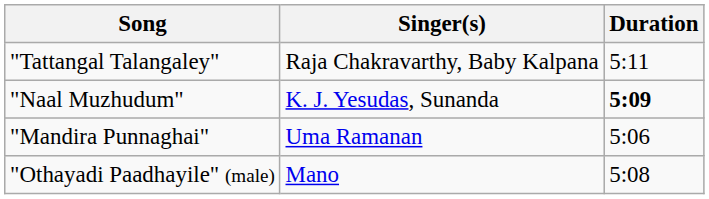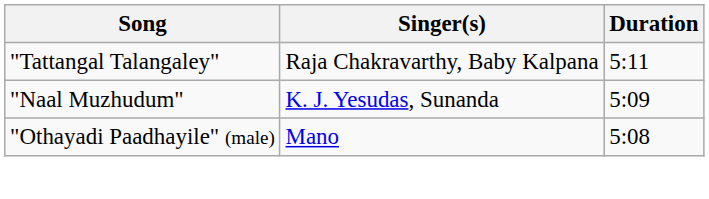(630, 99) bold -> (630, 99) normal
- row: (110, 137)
